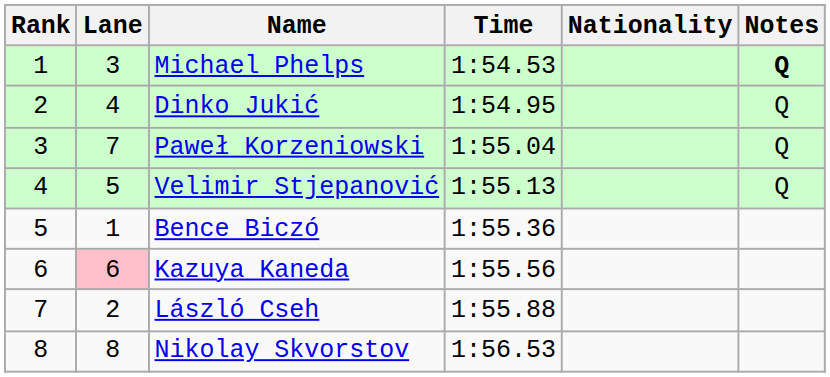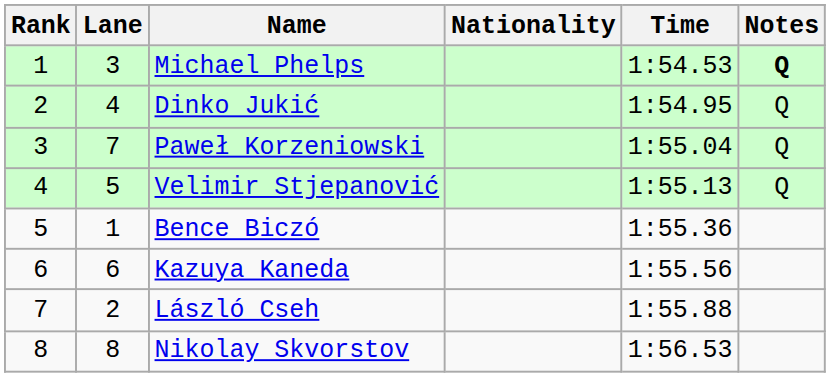columns swapped: (650, 25) <-> (503, 25)
(113, 269) pink background -> (113, 269) no background
